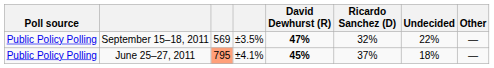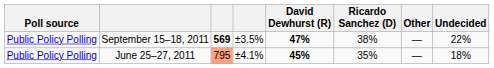columns swapped: (473, 23) <-> (429, 23)
(222, 39) normal -> (222, 39) bold
(367, 39) 32% -> (367, 39) 38%
(367, 55) 37% -> (367, 55) 35%
